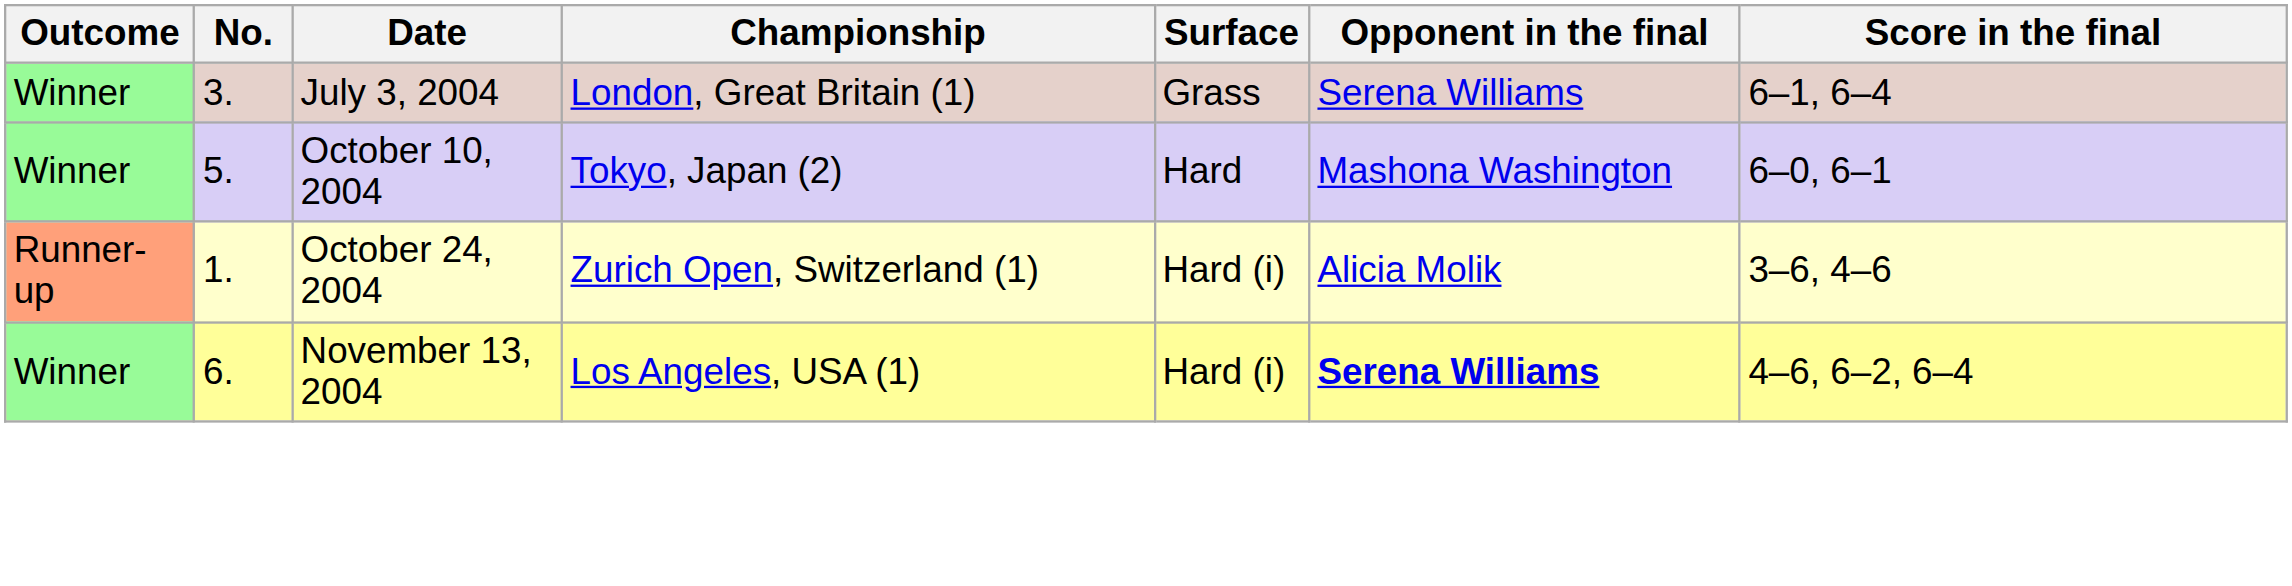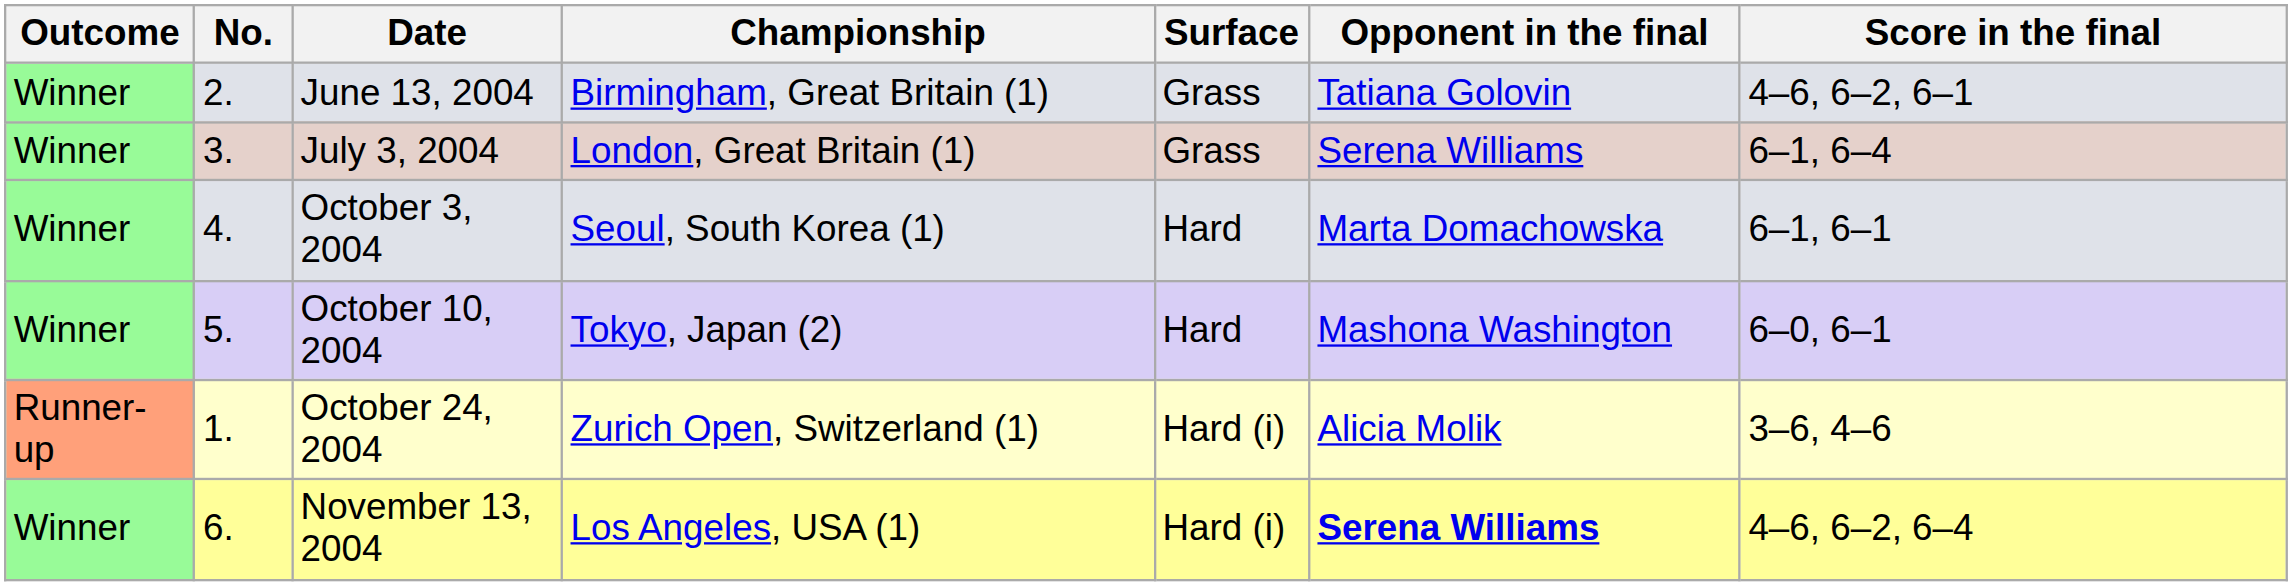+ row: (417, 92)
+ row: (386, 229)
